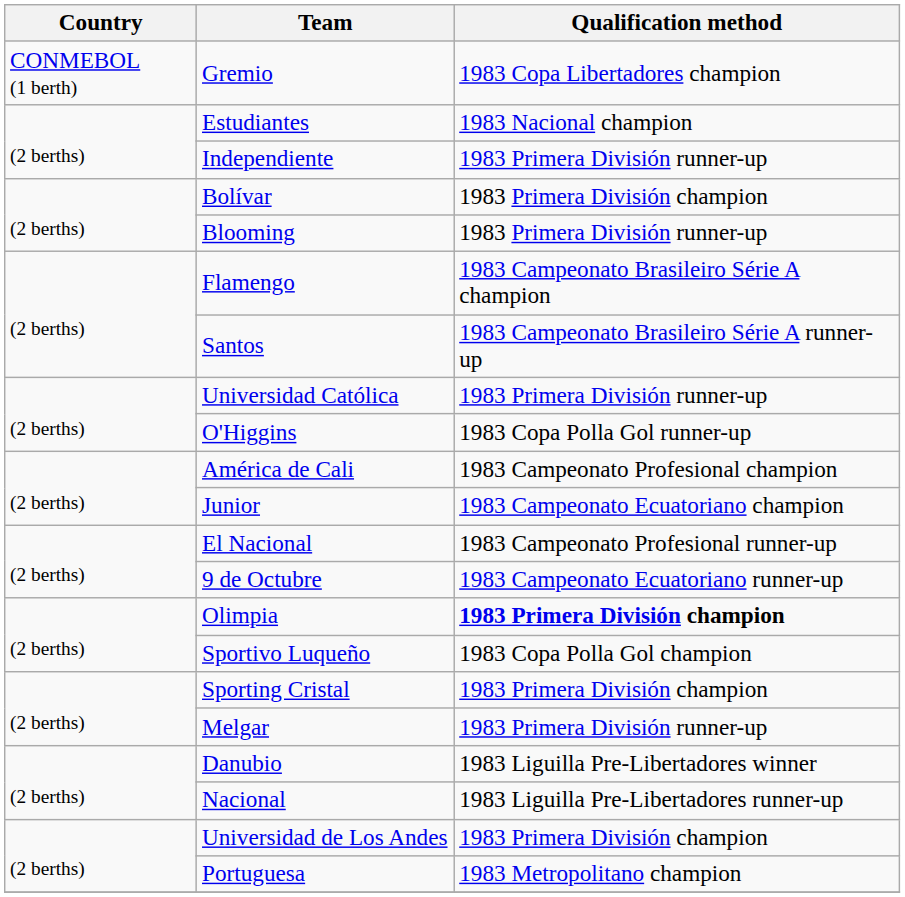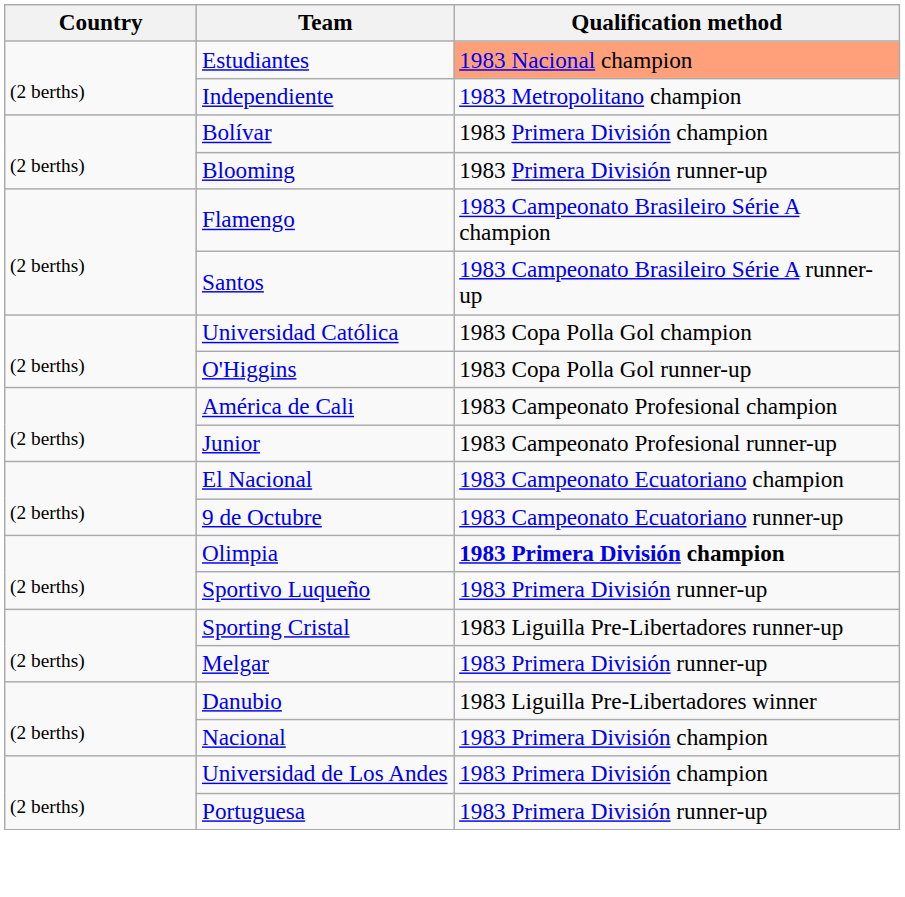- row: (237, 72)
(576, 122) no background -> (576, 59) lightsalmon background
(613, 159) 1983 Primera División runner-up -> (600, 96) 1983 Metropolitano champion
(613, 395) 1983 Primera División runner-up -> (605, 332) 1983 Copa Polla Gol champion
(652, 505) 1983 Campeonato Ecuatoriano champion -> (648, 443) 1983 Campeonato Profesional runner-up
(648, 542) 1983 Campeonato Profesional runner-up -> (652, 479) 1983 Campeonato Ecuatoriano champion
(605, 653) 1983 Copa Polla Gol champion -> (613, 590) 1983 Primera División runner-up
(614, 689) 1983 Primera División champion -> (651, 627) 1983 Liguilla Pre-Libertadores runner-up
(651, 800) 1983 Liguilla Pre-Libertadores runner-up -> (614, 737) 1983 Primera División champion
(600, 873) 1983 Metropolitano champion -> (613, 810) 1983 Primera División runner-up
